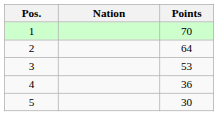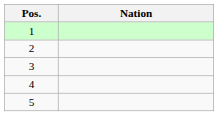- column: (187, 13)
